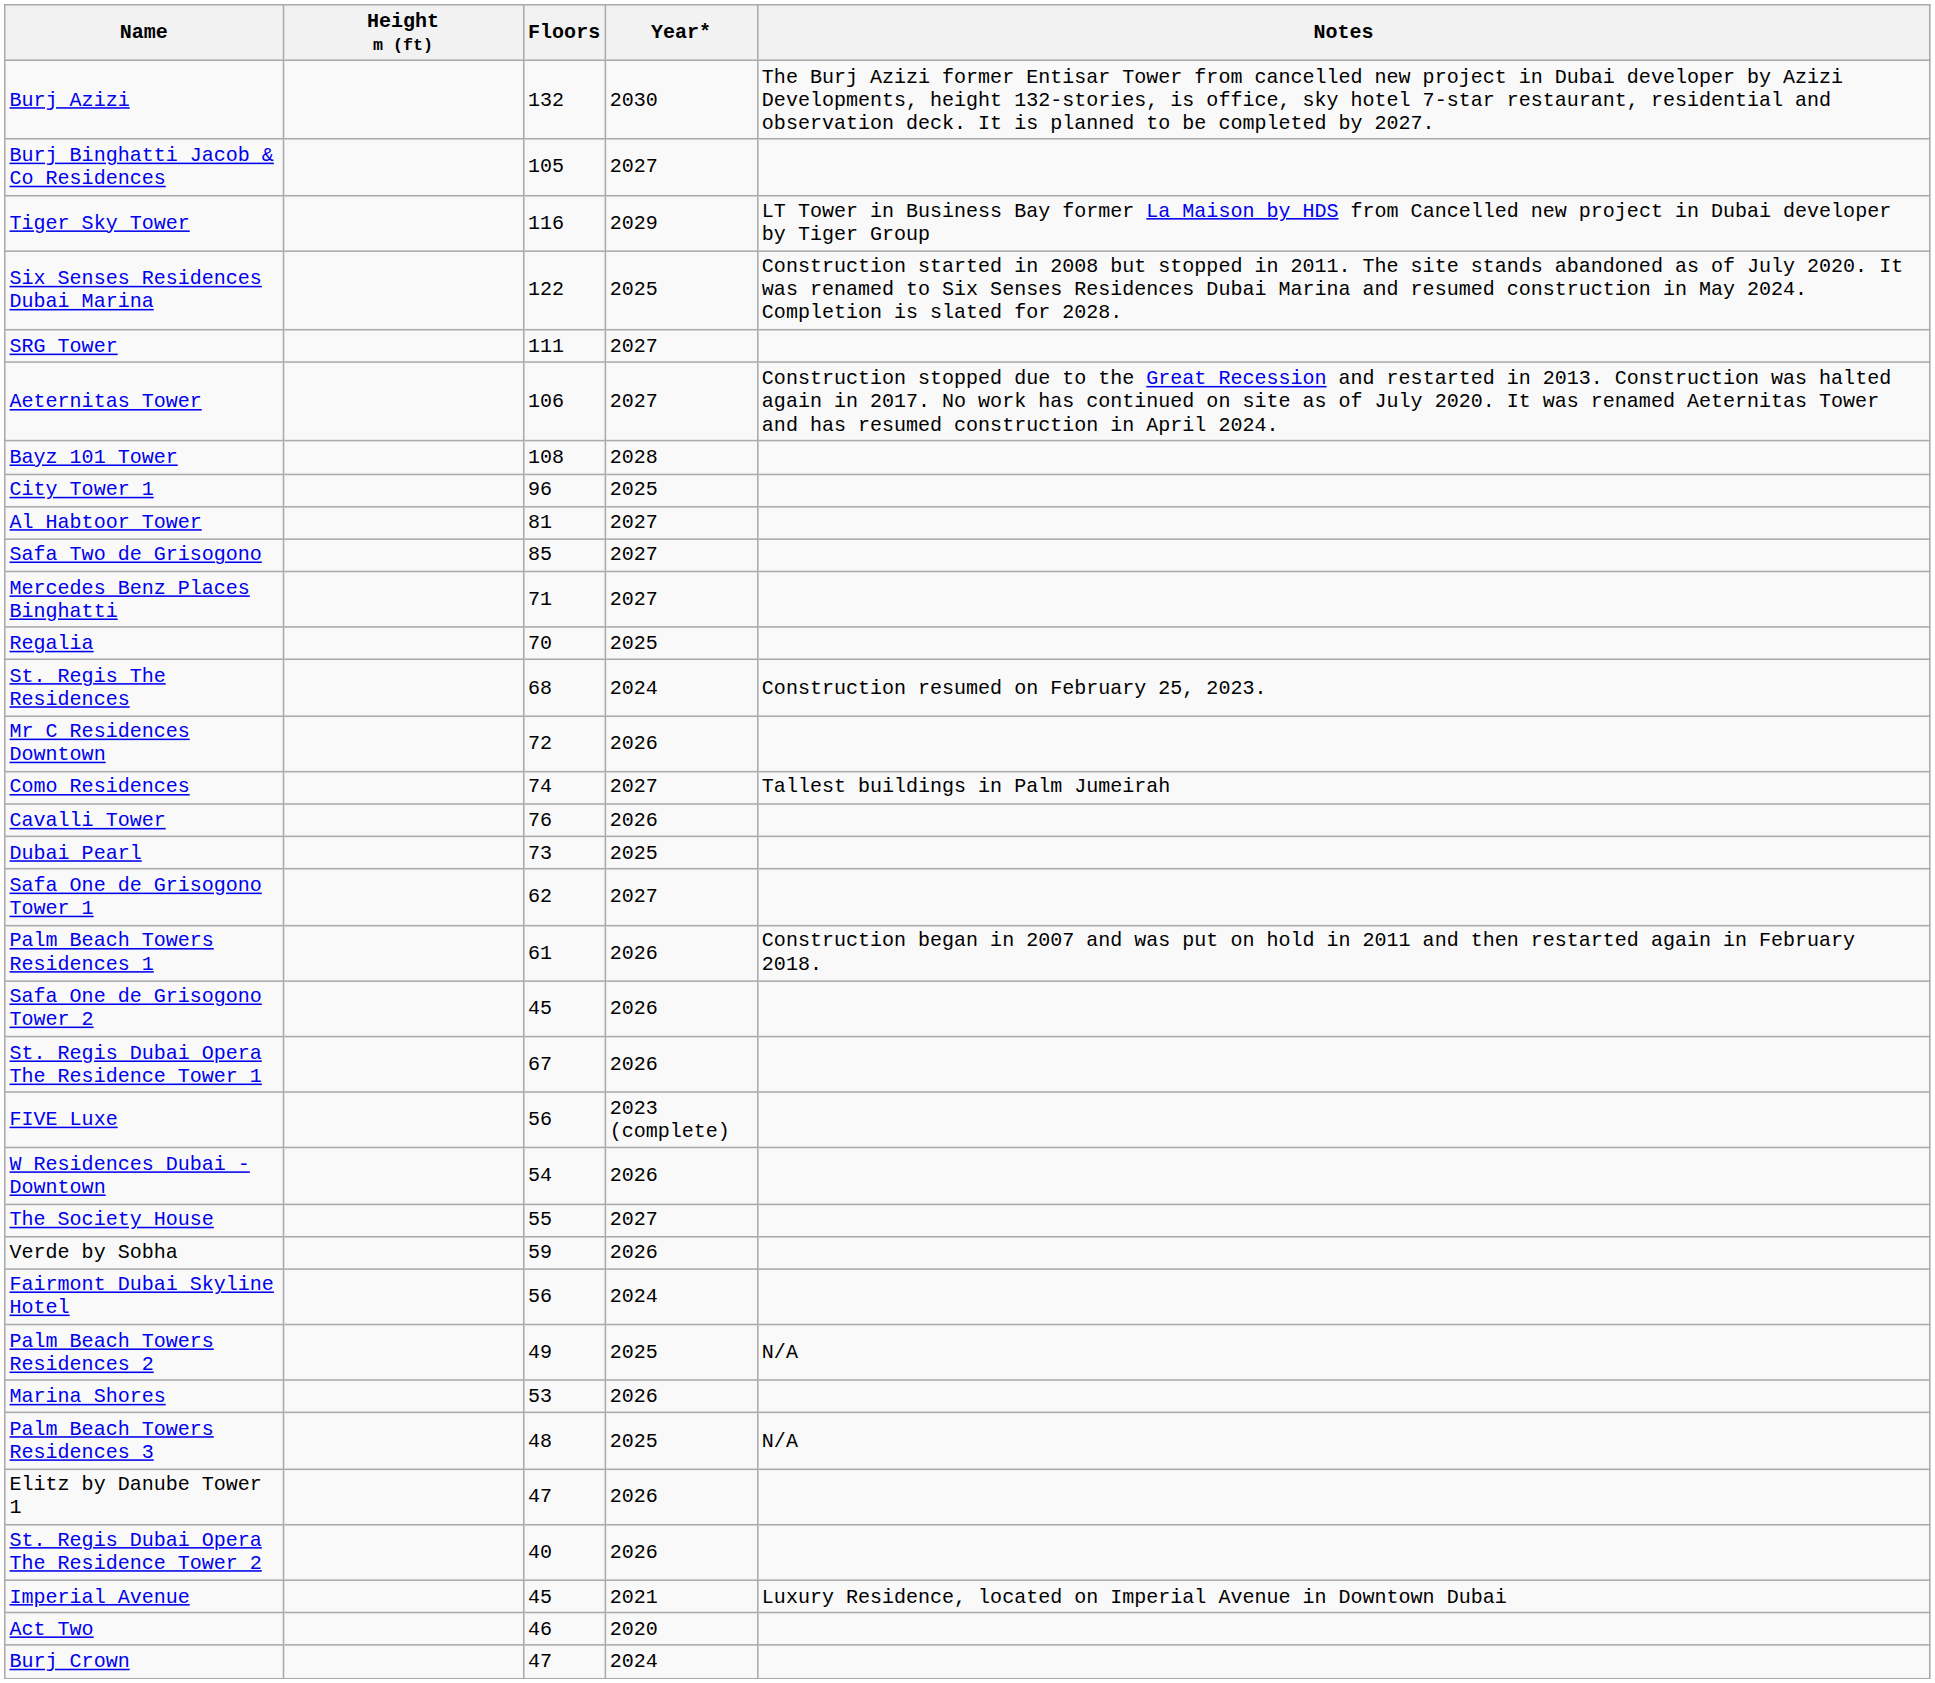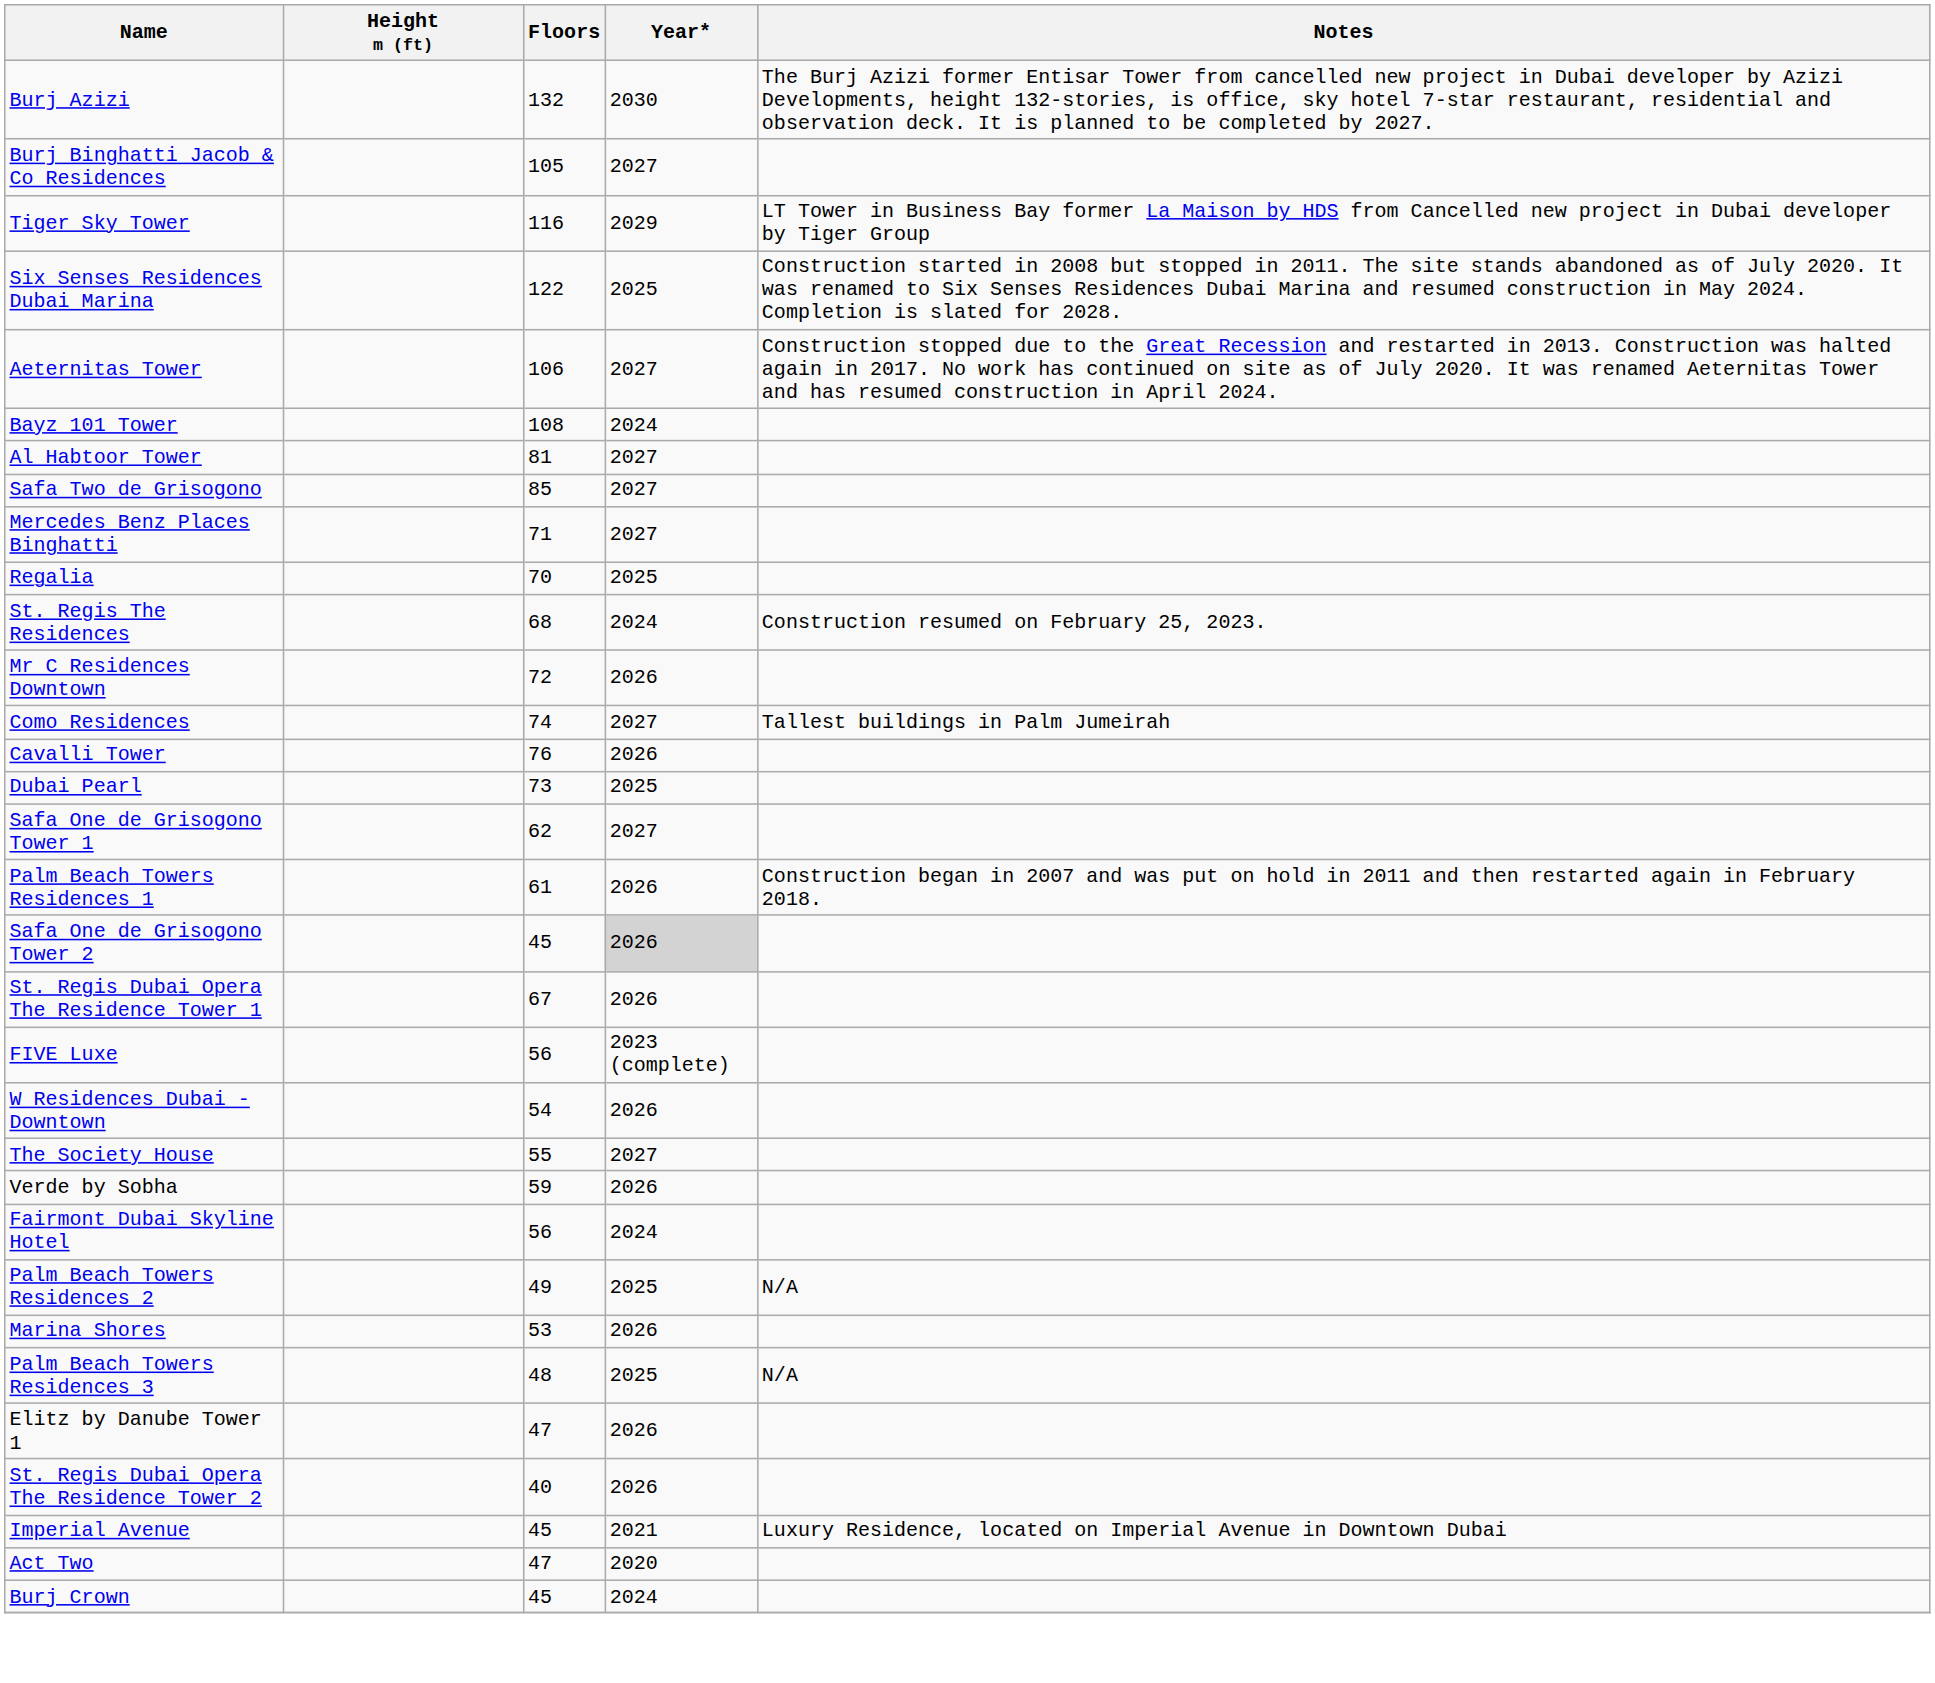- row: (64, 346)
(634, 457) 2028 -> (634, 425) 2024
- row: (82, 490)
(634, 1009) no background -> (634, 943) lightgrey background
(540, 1629) 46 -> (540, 1564) 47
(540, 1662) 47 -> (540, 1597) 45
